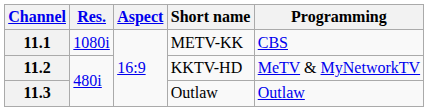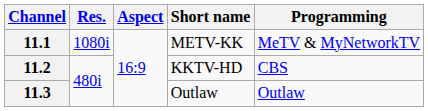(273, 42) CBS -> (339, 42) MeTV & MyNetworkTV
(339, 67) MeTV & MyNetworkTV -> (273, 67) CBS
